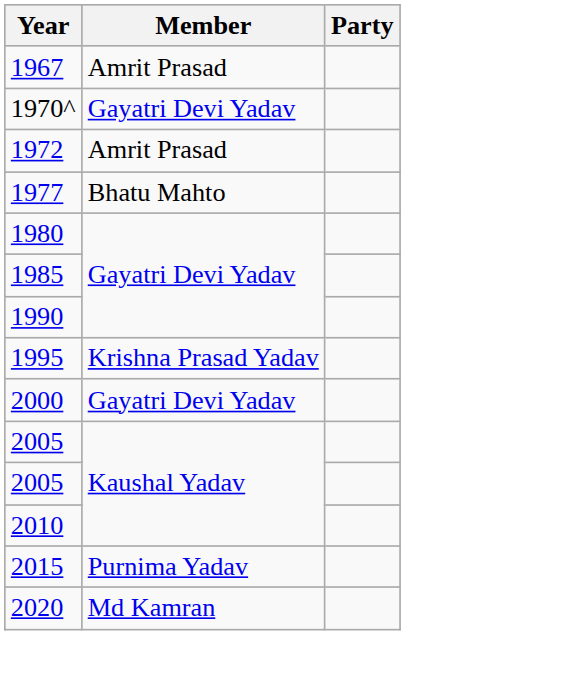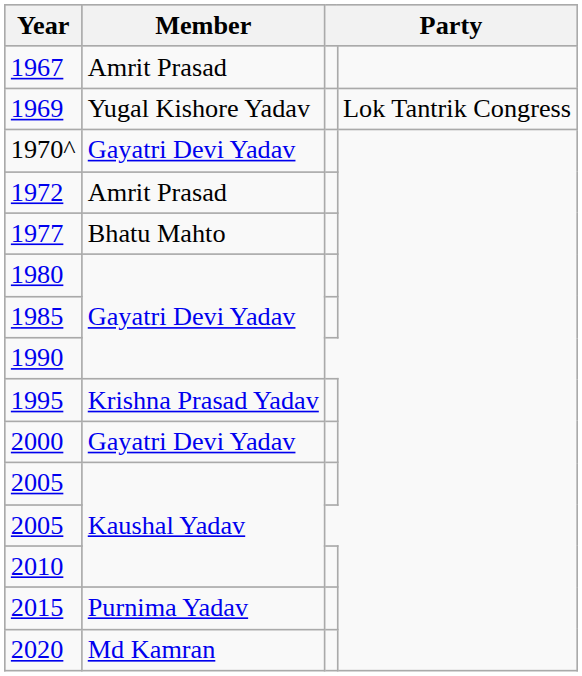+ row: (37, 108)
